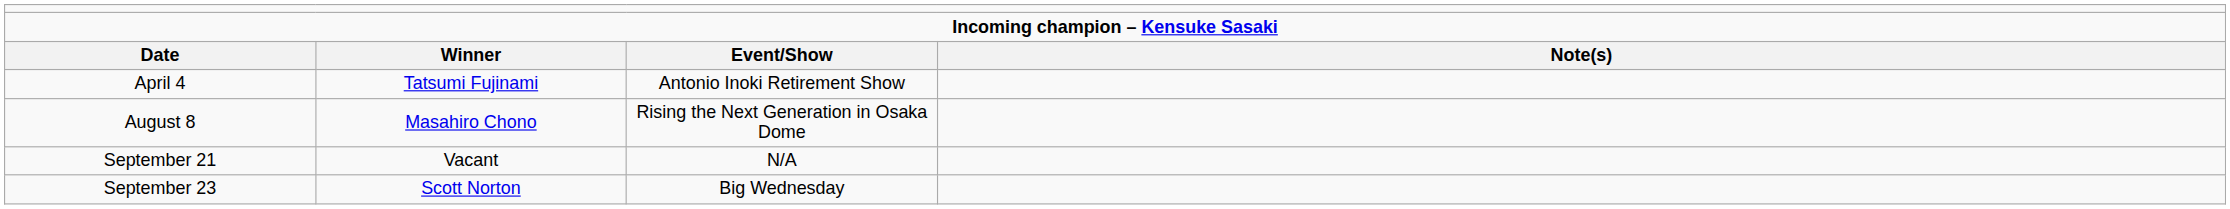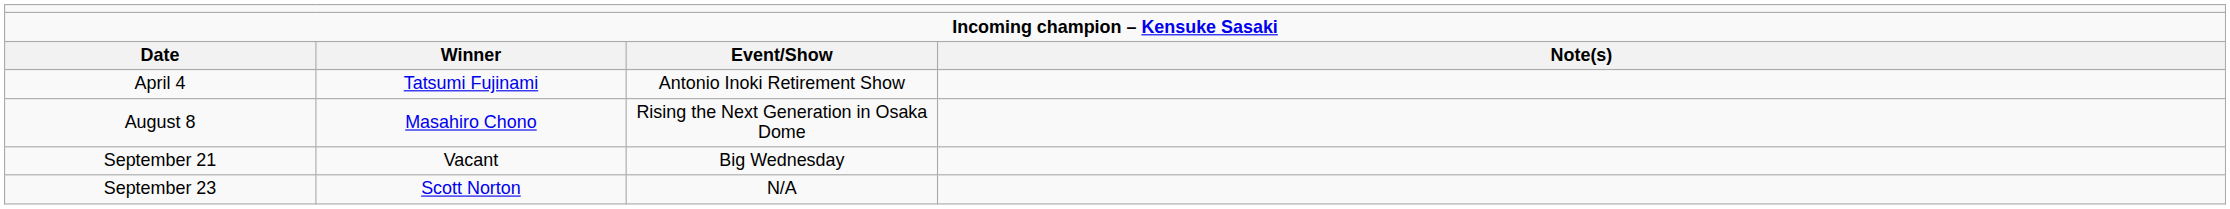(782, 160) N/A -> (782, 160) Big Wednesday
(782, 189) Big Wednesday -> (782, 189) N/A
